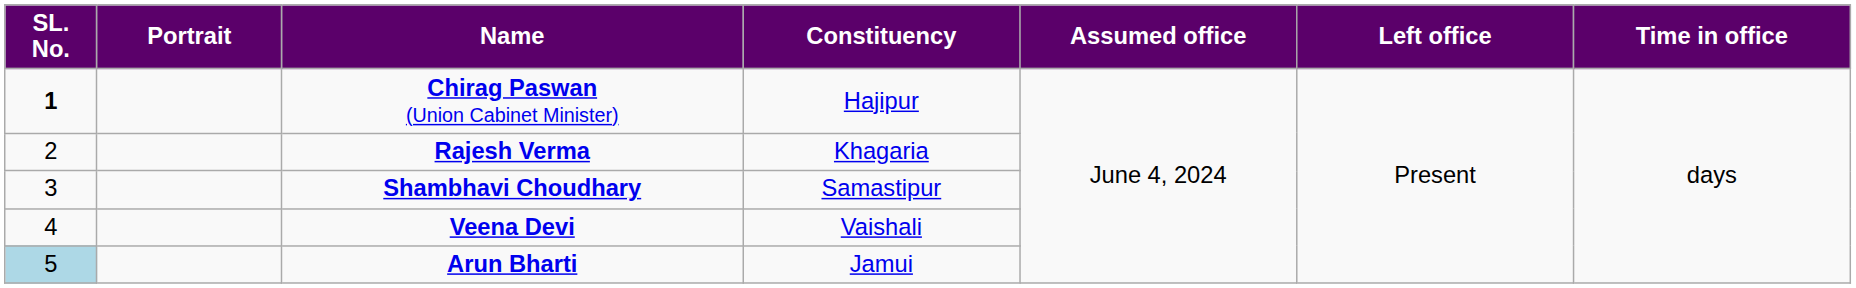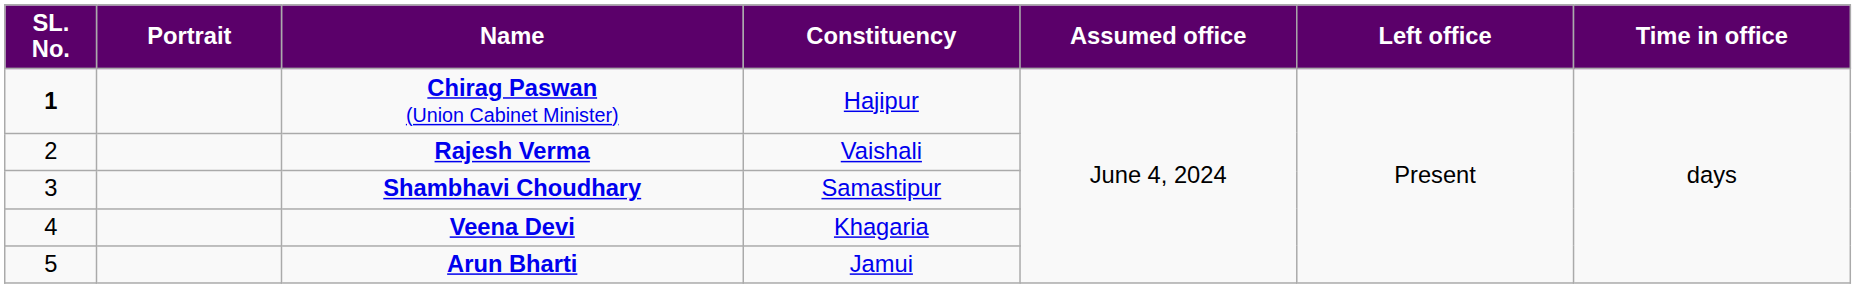(881, 151) Khagaria -> (881, 151) Vaishali
(881, 226) Vaishali -> (881, 226) Khagaria
(51, 264) lightblue background -> (51, 264) no background
